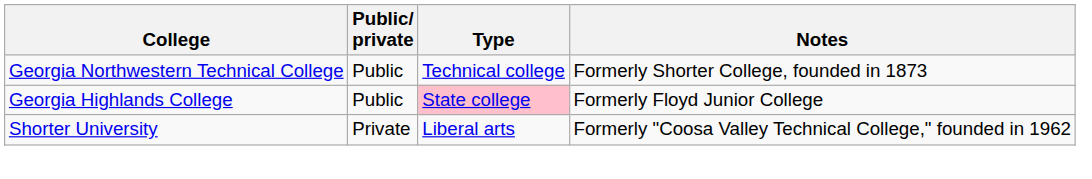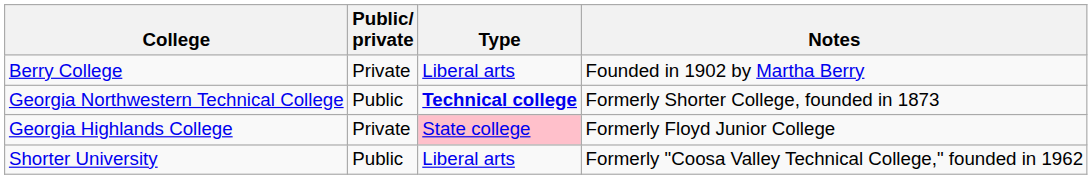+ row: (66, 70)
(494, 70) normal -> (500, 99) bold
(378, 99) Public -> (381, 129) Private
(381, 129) Private -> (378, 159) Public
